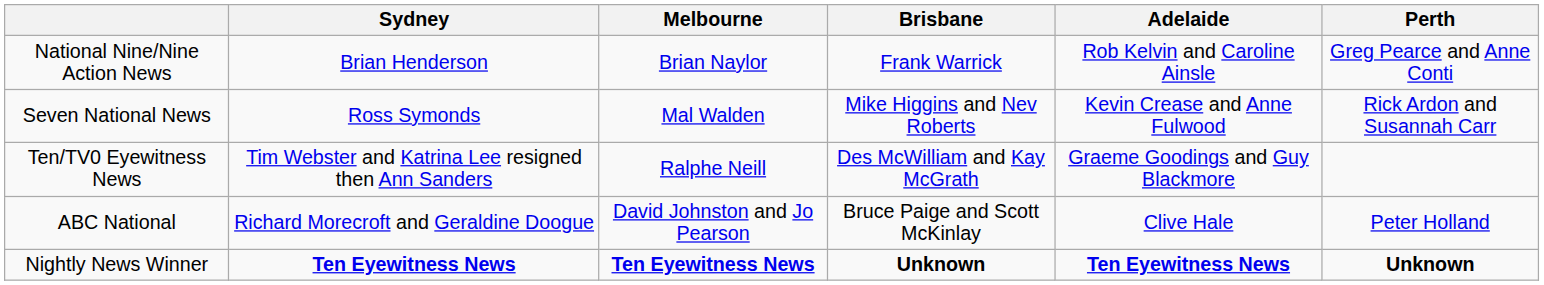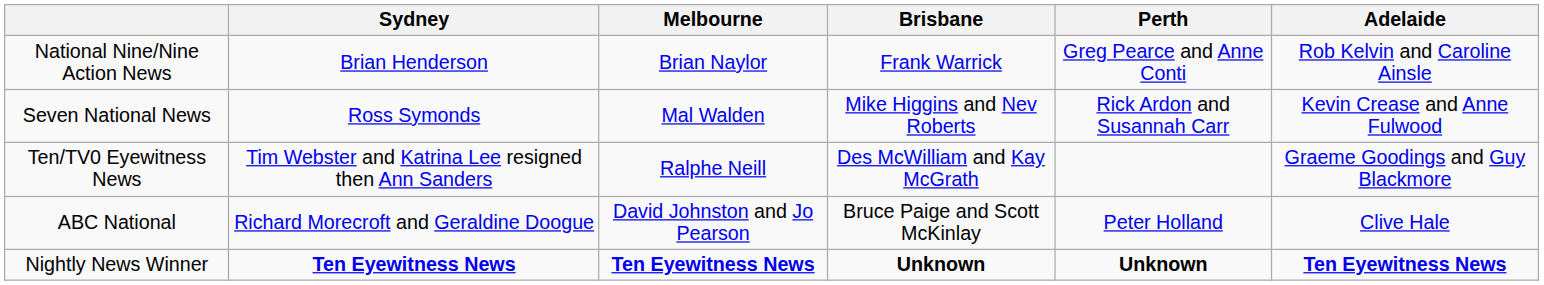columns swapped: (1189, 20) <-> (1430, 20)
